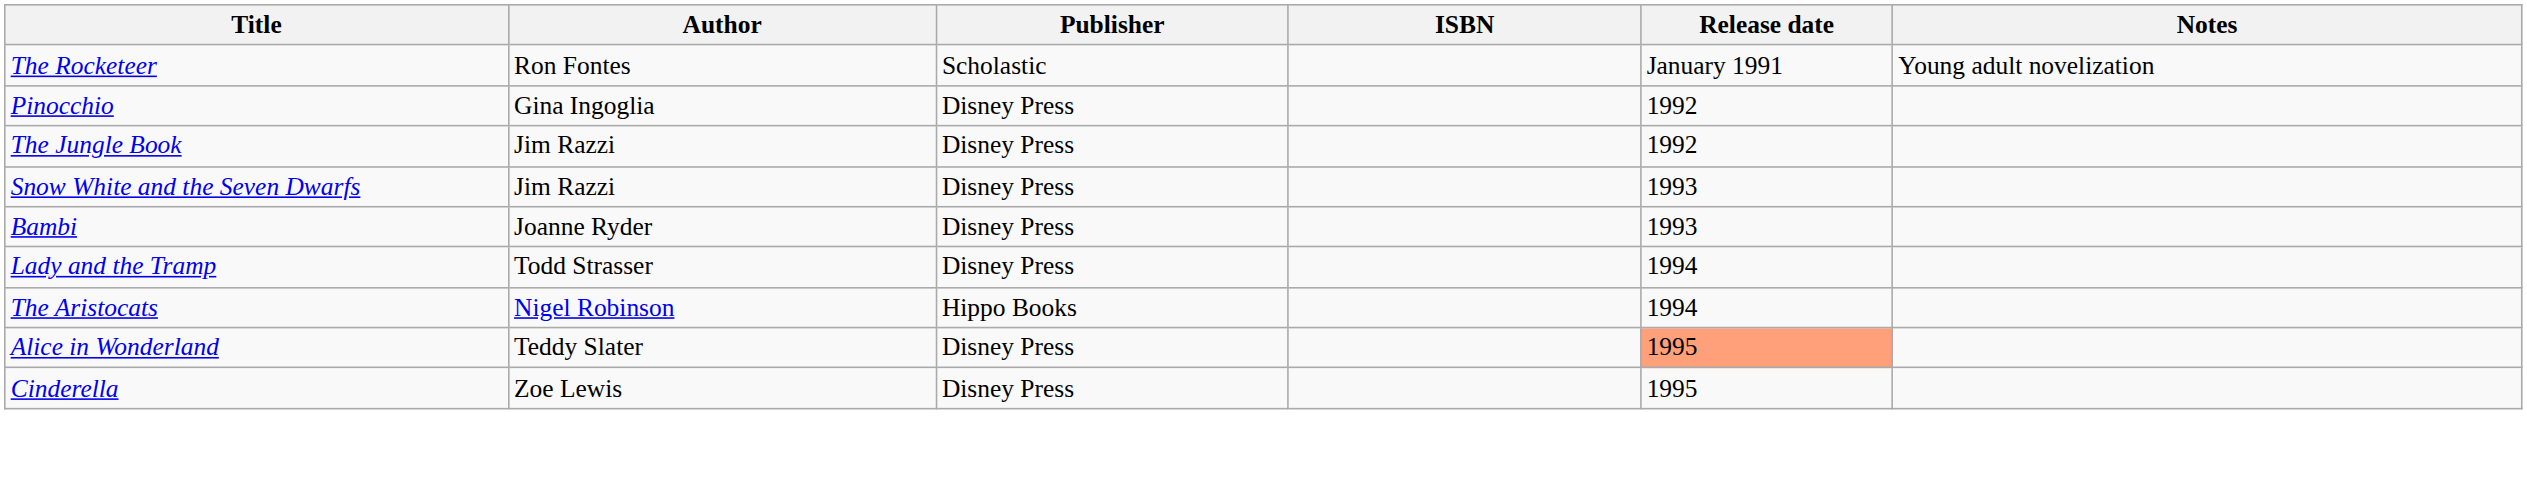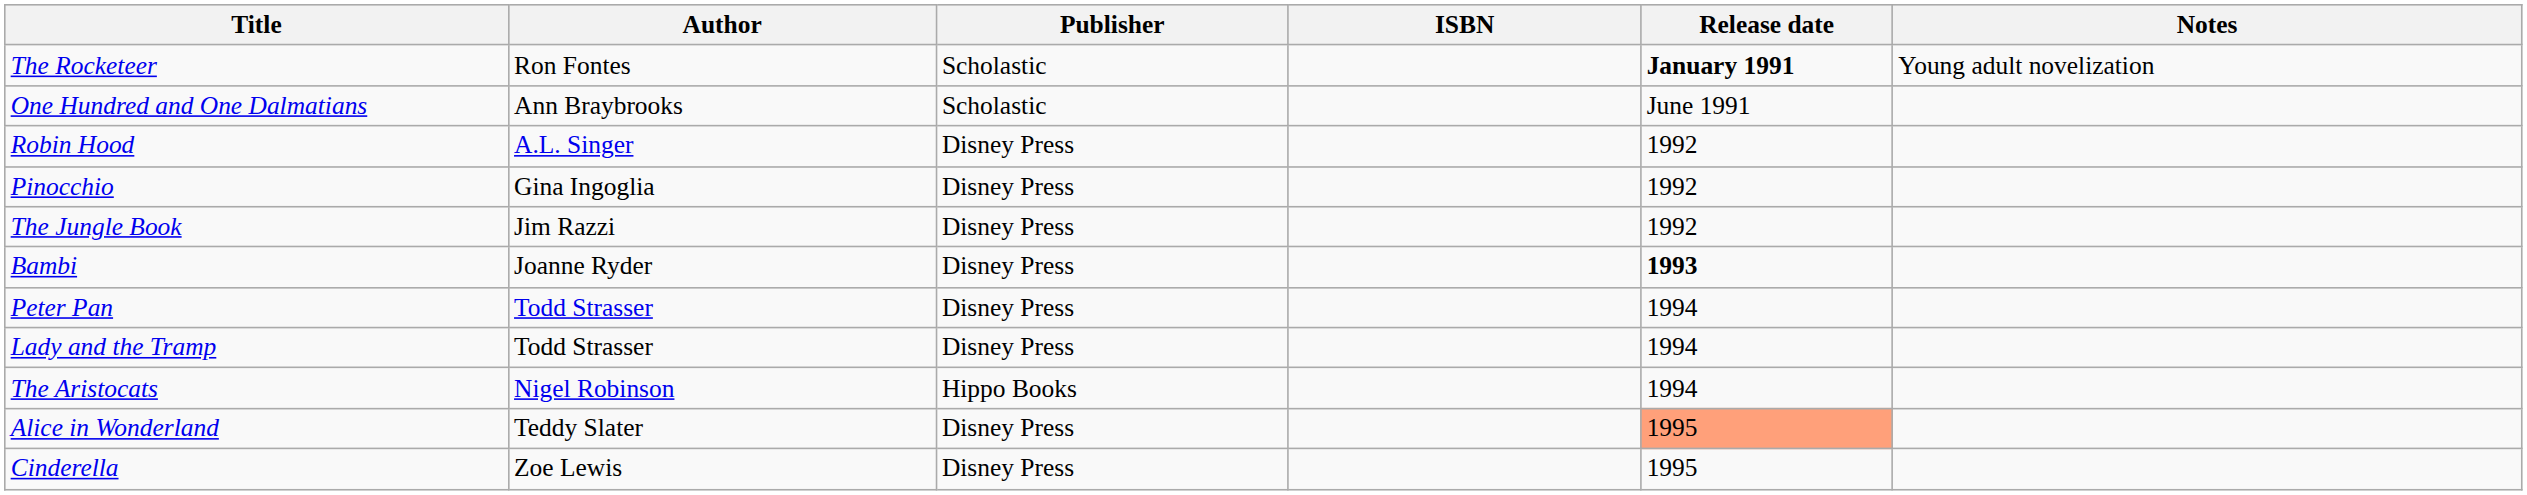(1715, 65) normal -> (1721, 65) bold
+ row: (189, 105)
+ row: (72, 145)
- row: (186, 186)
(1672, 226) normal -> (1672, 266) bold
+ row: (62, 307)
